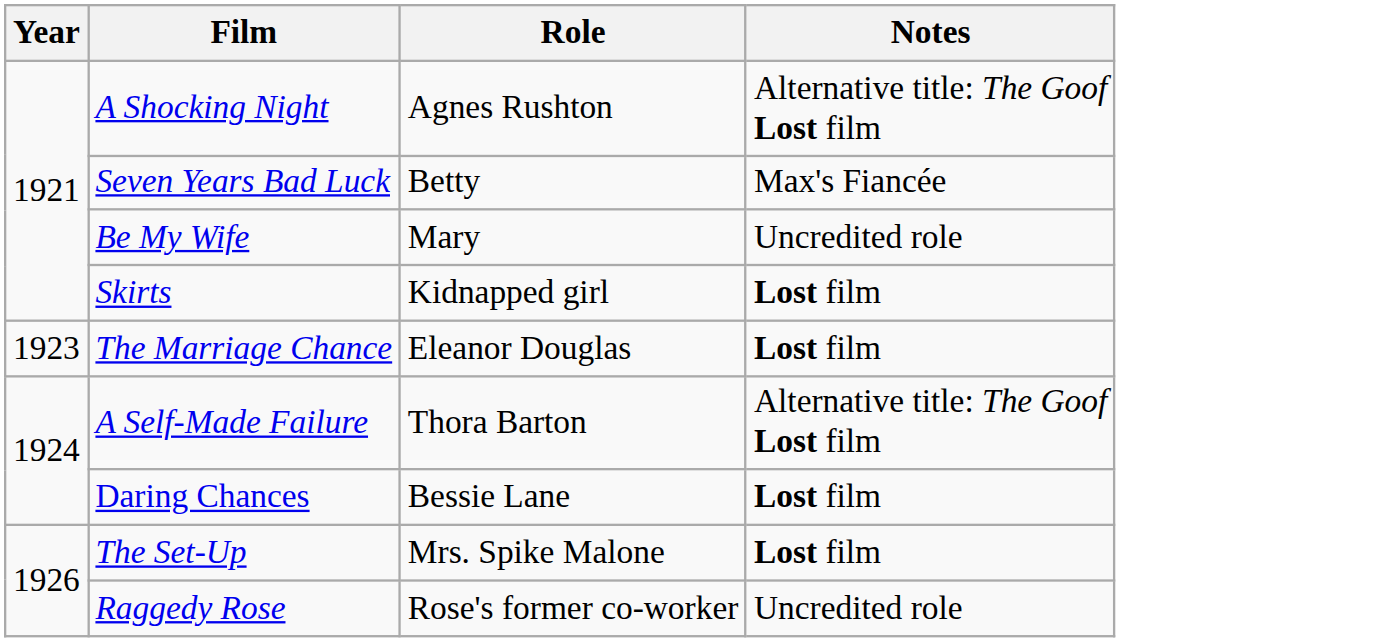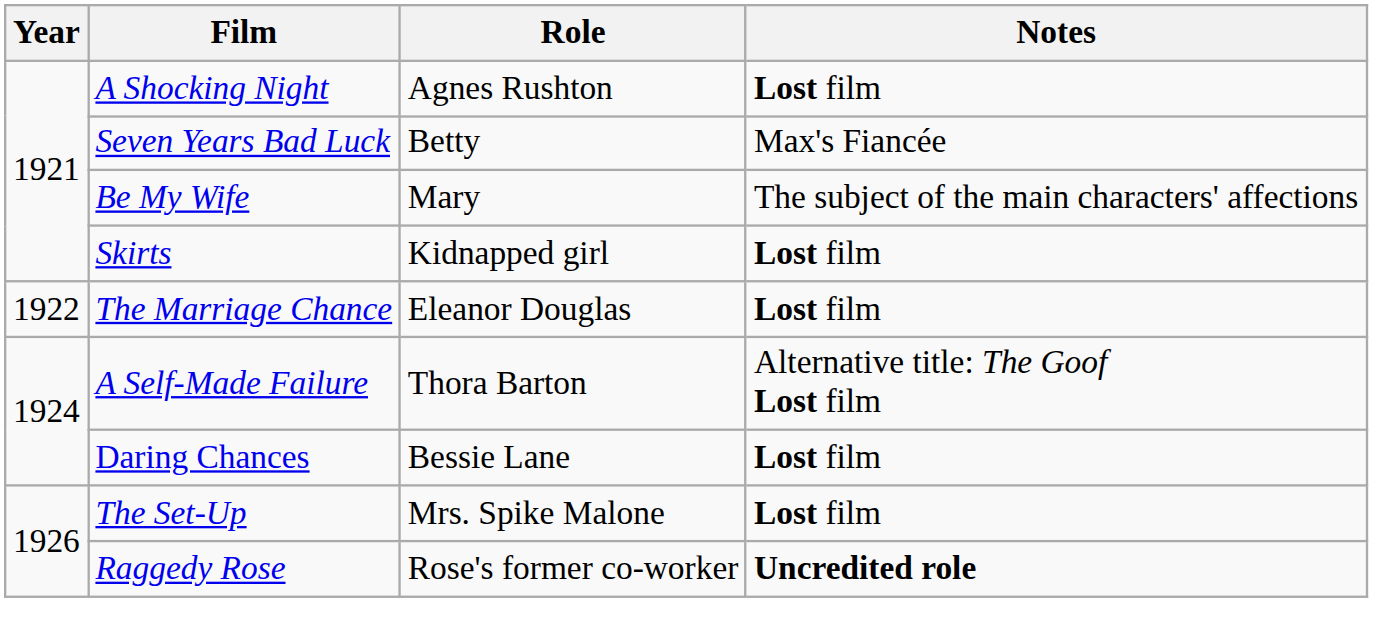(931, 107) Alternative title: The Goof Lost film -> (818, 87) Lost film
(858, 237) Uncredited role -> (1056, 197) The subject of the main characters' affections
(46, 347) 1923 -> (46, 307) 1922
(858, 607) normal -> (865, 567) bold
